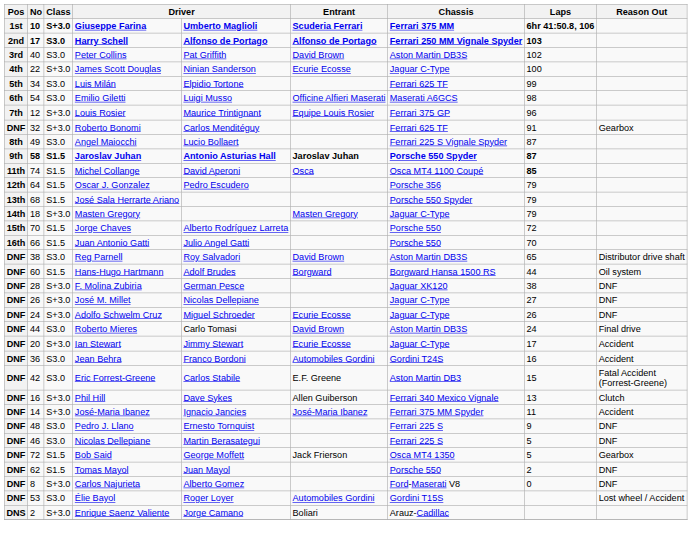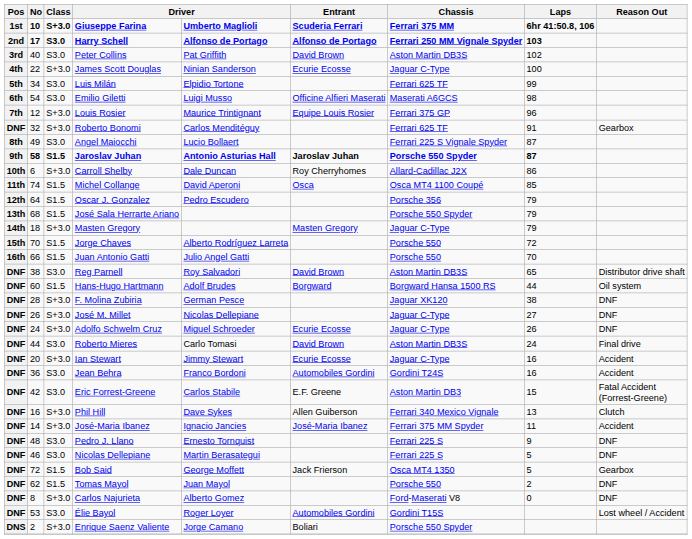+ row: (103, 171)
(532, 171) bold -> (532, 185) normal
(532, 344) 17 -> (532, 358) 16
(419, 513) Arauz-Cadillac -> (431, 527) Porsche 550 Spyder
